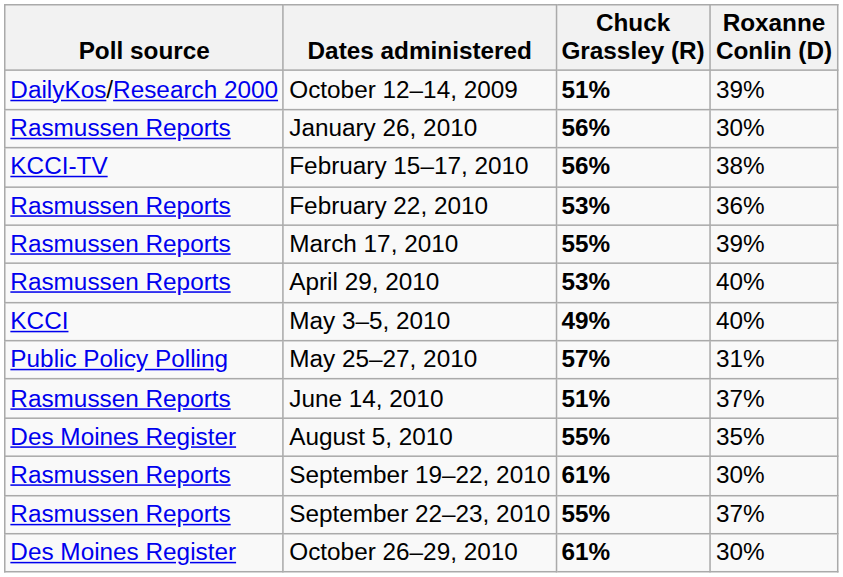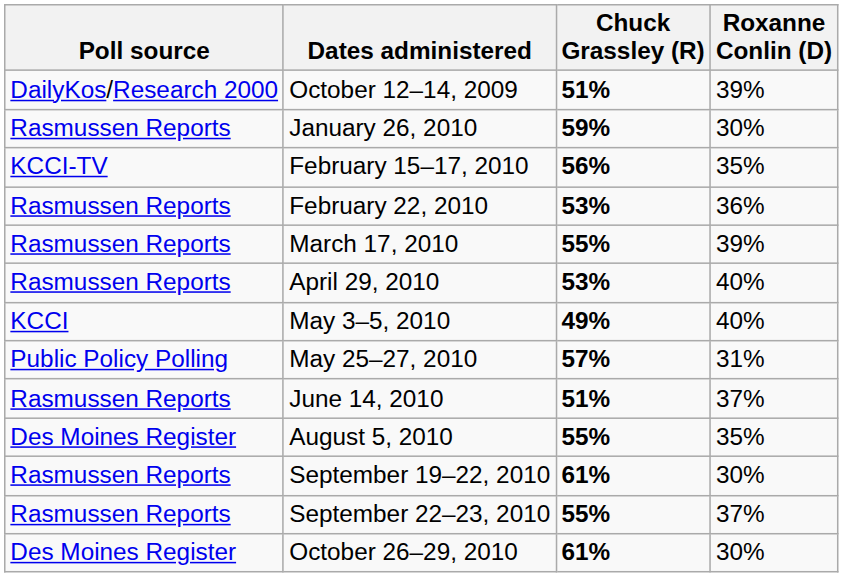(586, 128) 56% -> (586, 128) 59%
(740, 166) 38% -> (740, 166) 35%
